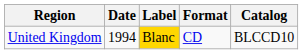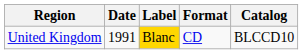(122, 37) 1994 -> (122, 37) 1991
